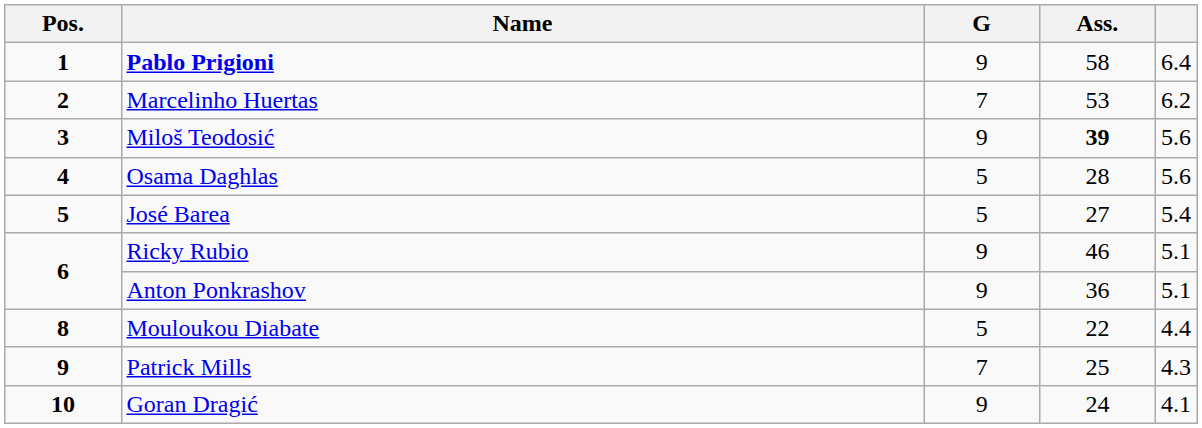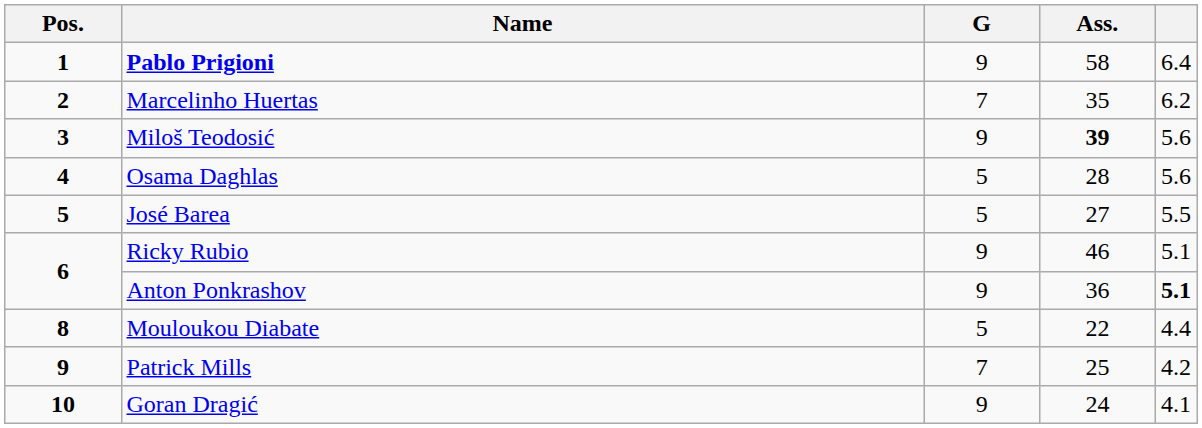(1097, 99) 53 -> (1097, 99) 35
(1176, 213) 5.4 -> (1176, 213) 5.5
(1176, 289) normal -> (1176, 289) bold
(1176, 366) 4.3 -> (1176, 366) 4.2
